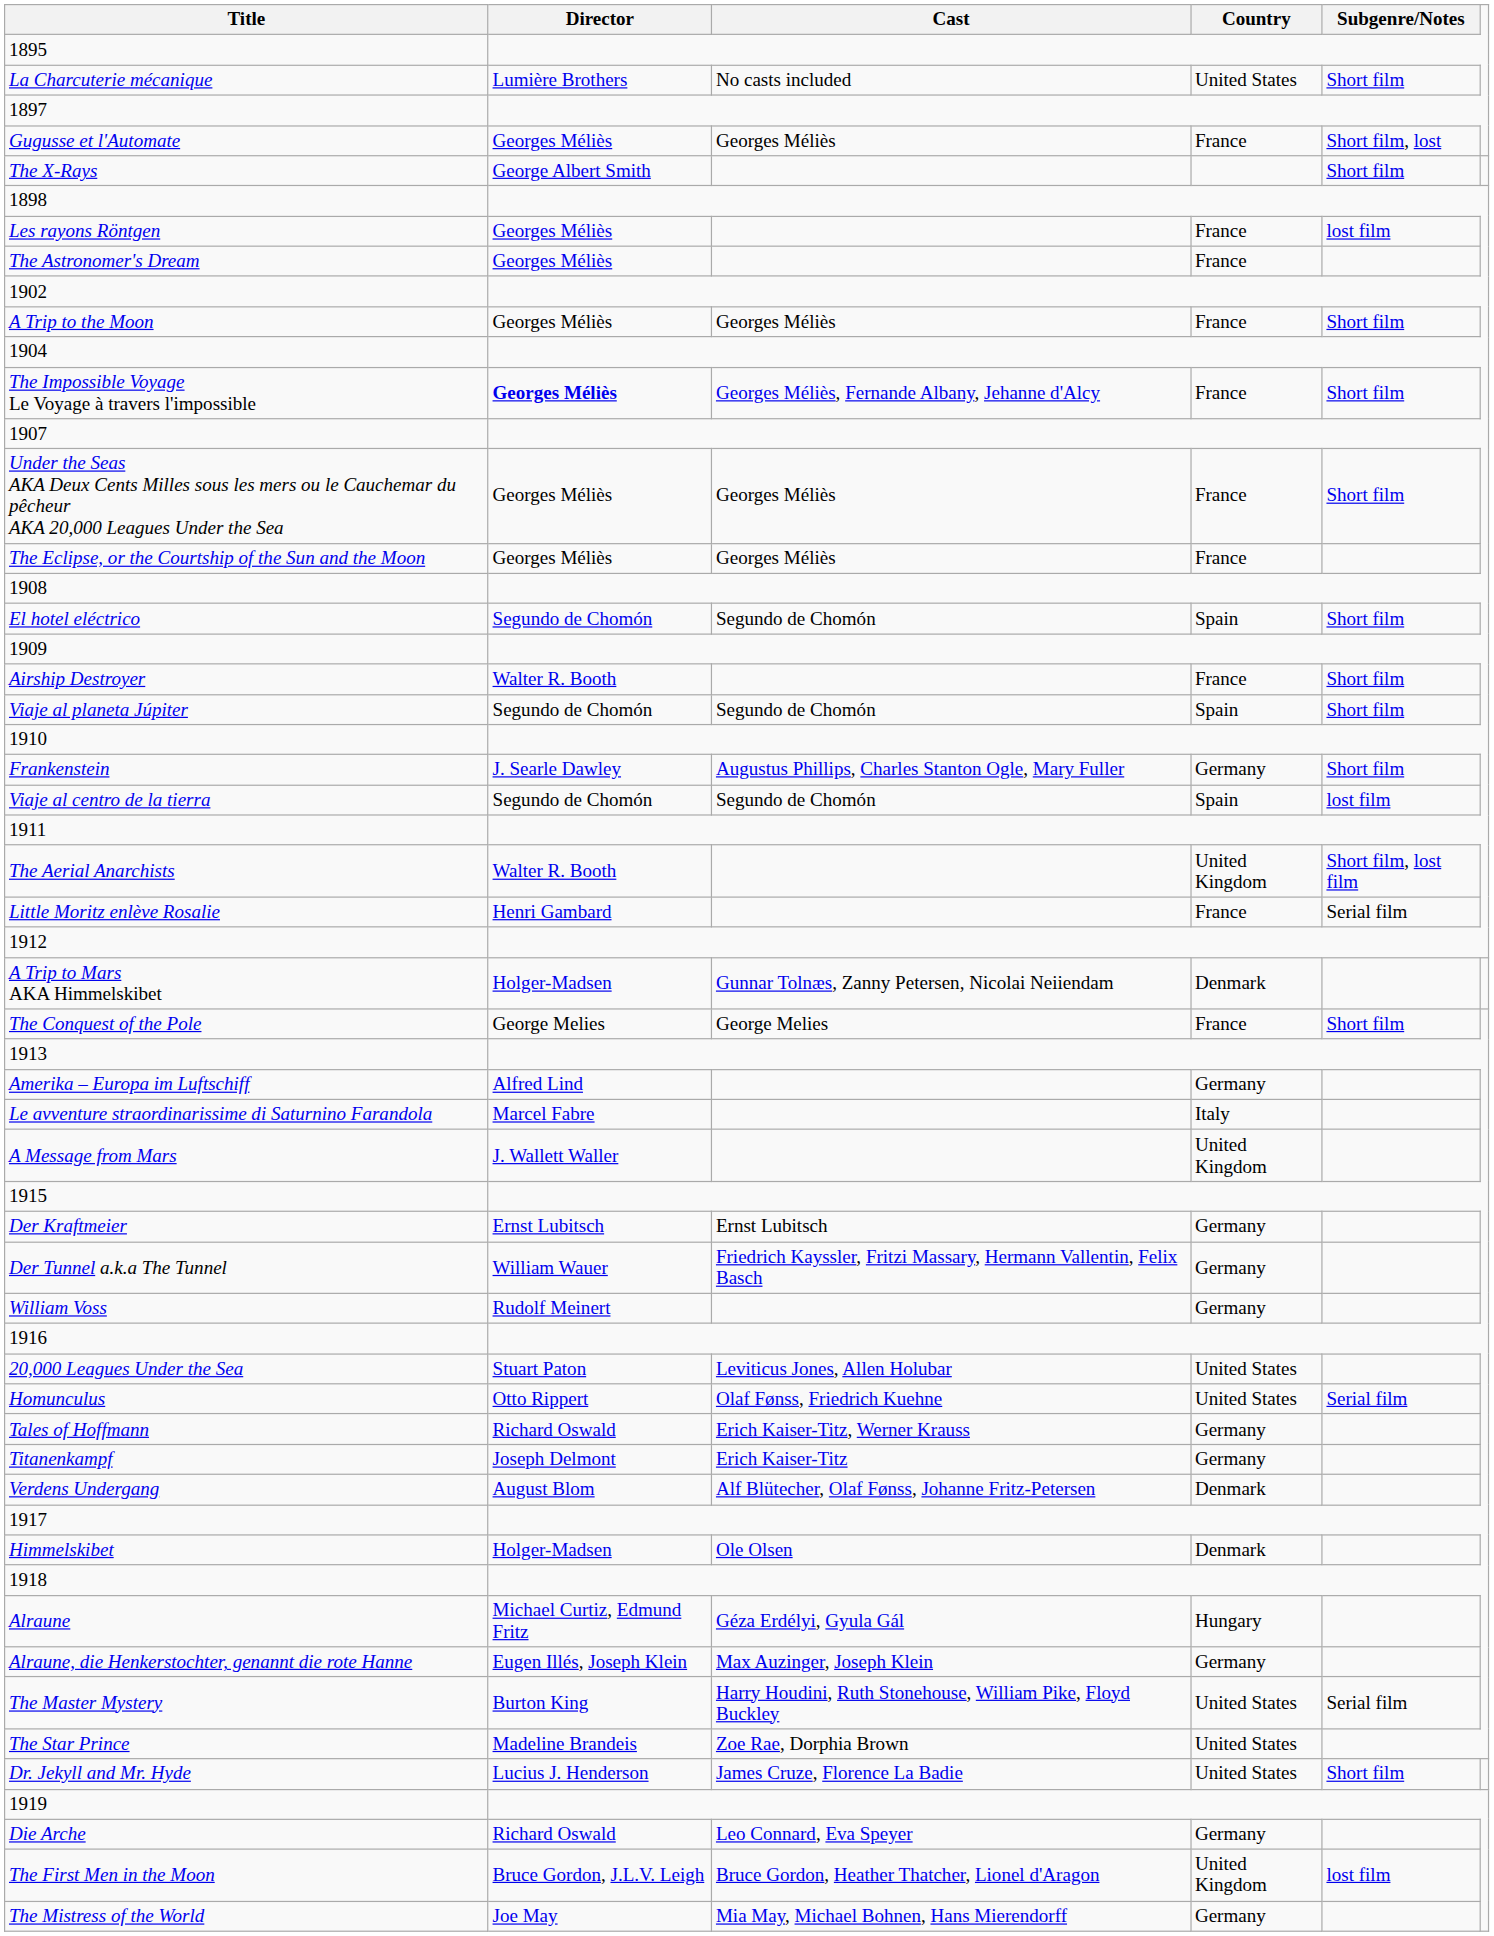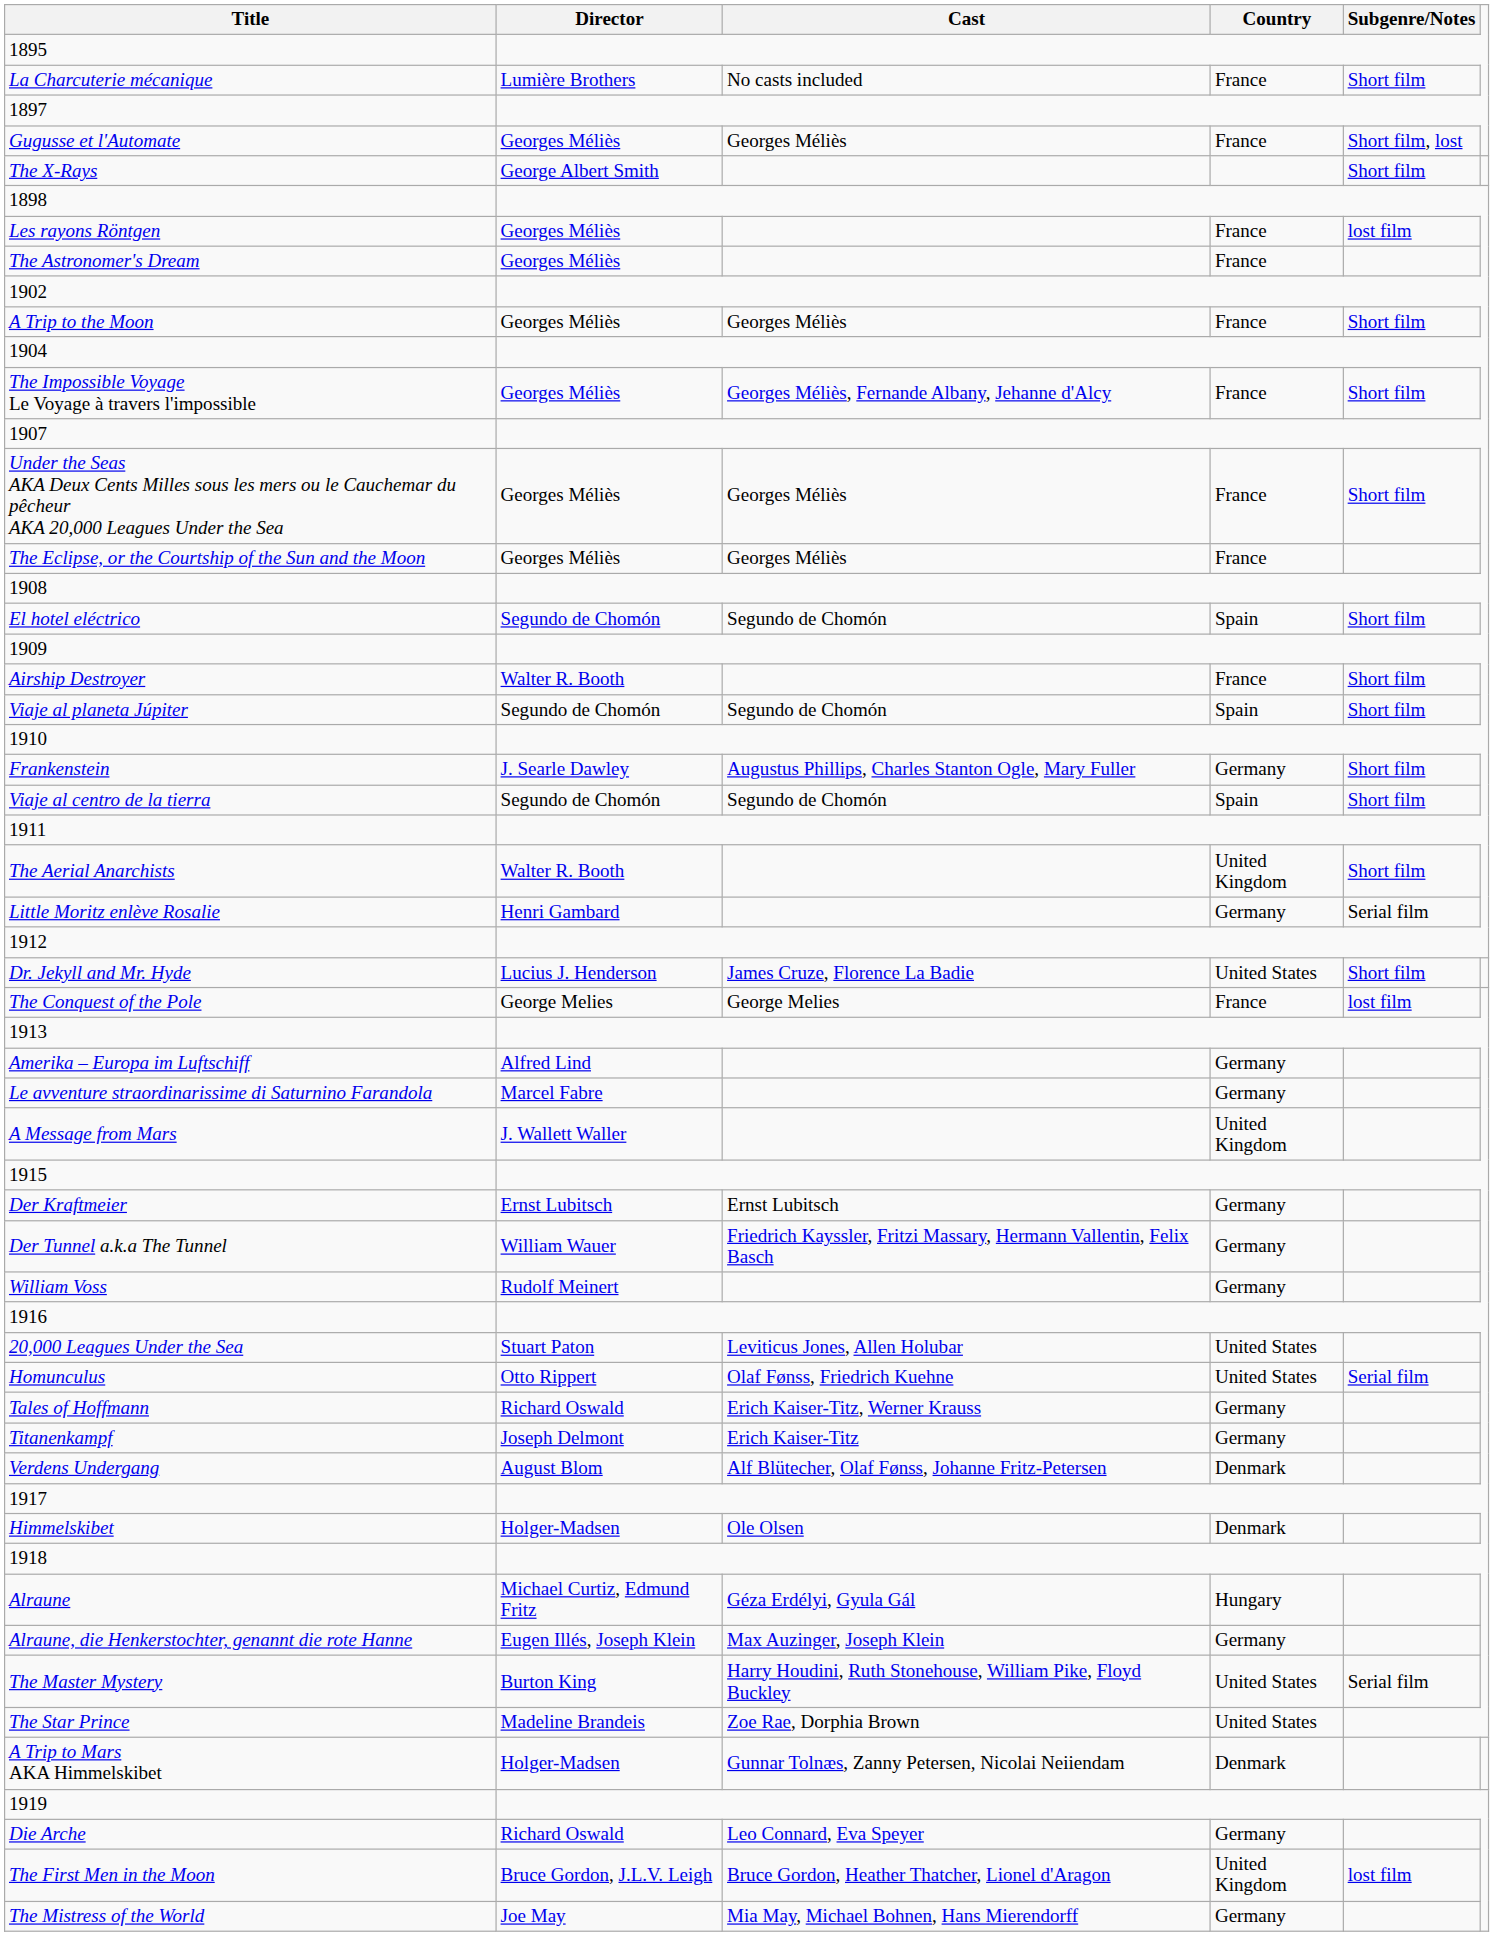(1246, 79) United States -> (1241, 79) France
(555, 392) bold -> (560, 392) normal
(1358, 799) lost film -> (1387, 799) Short film
(1384, 870) Short film, lost film -> (1387, 870) Short film
(1221, 911) France -> (1250, 911) Germany
rows swapped: (100, 1773) <-> (85, 982)
(1365, 1023) Short film -> (1380, 1002) lost film
(1212, 1114) Italy -> (1250, 1092) Germany
